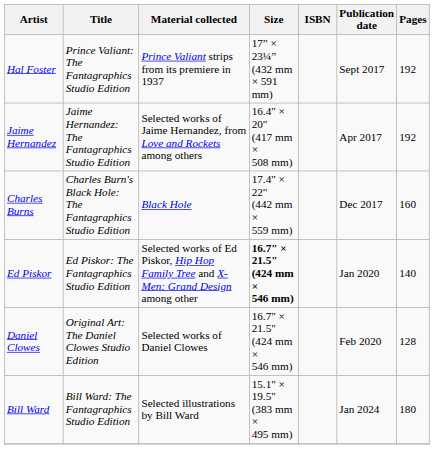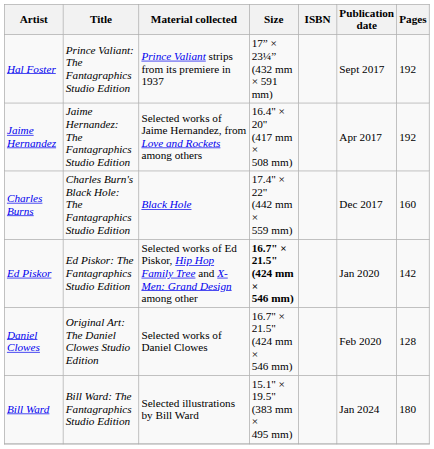(408, 273) 140 -> (408, 273) 142
